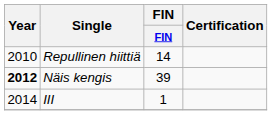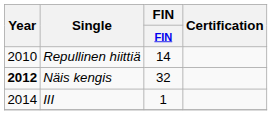(163, 78) 39 -> (163, 78) 32
